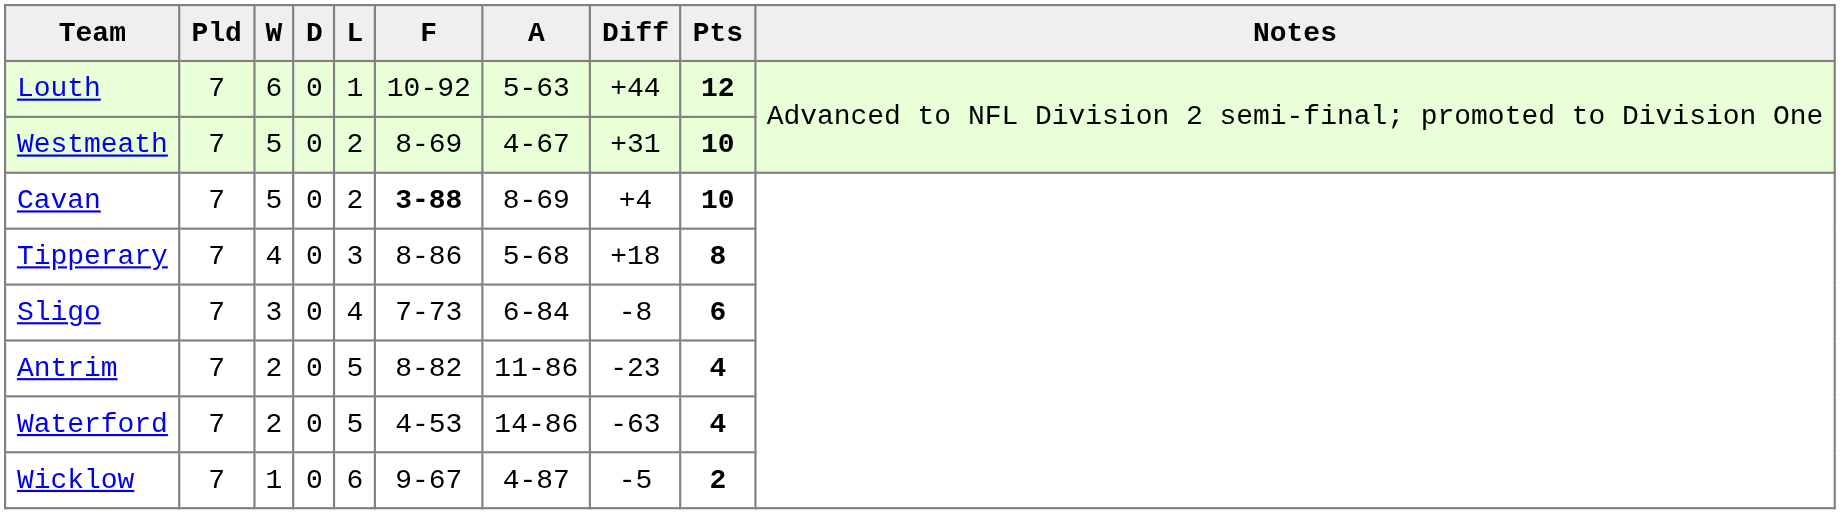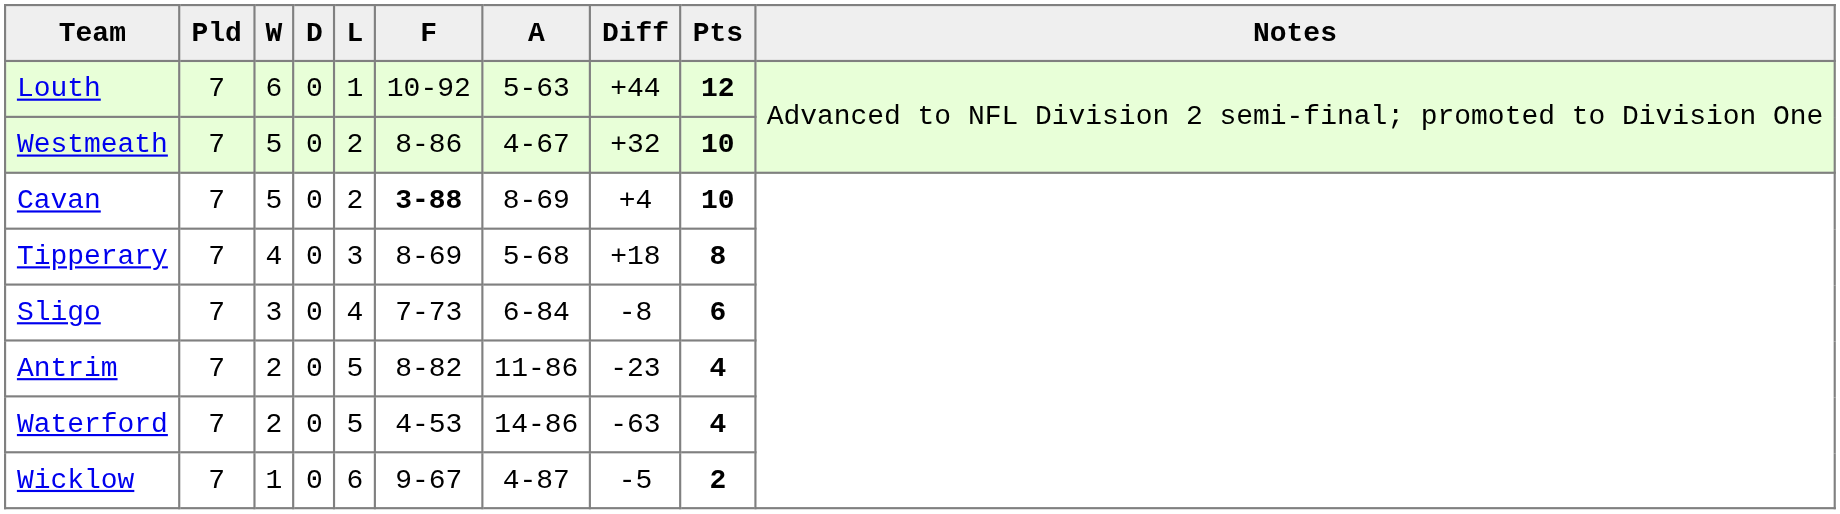(429, 145) 8-69 -> (429, 145) 8-86
(635, 145) +31 -> (635, 145) +32
(429, 257) 8-86 -> (429, 257) 8-69
